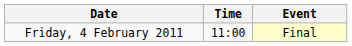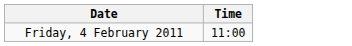- column: (300, 14)
